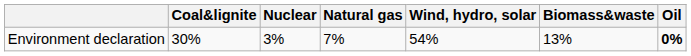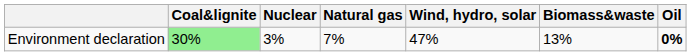(186, 39) no background -> (186, 39) lightgreen background
(424, 39) 54% -> (424, 39) 47%
